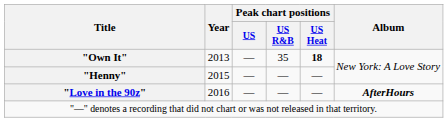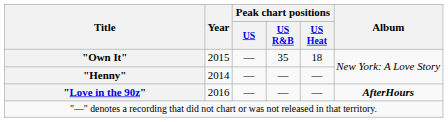(219, 58) 2013 -> (219, 58) 2015
(317, 58) bold -> (317, 58) normal
(219, 75) 2015 -> (219, 75) 2014
